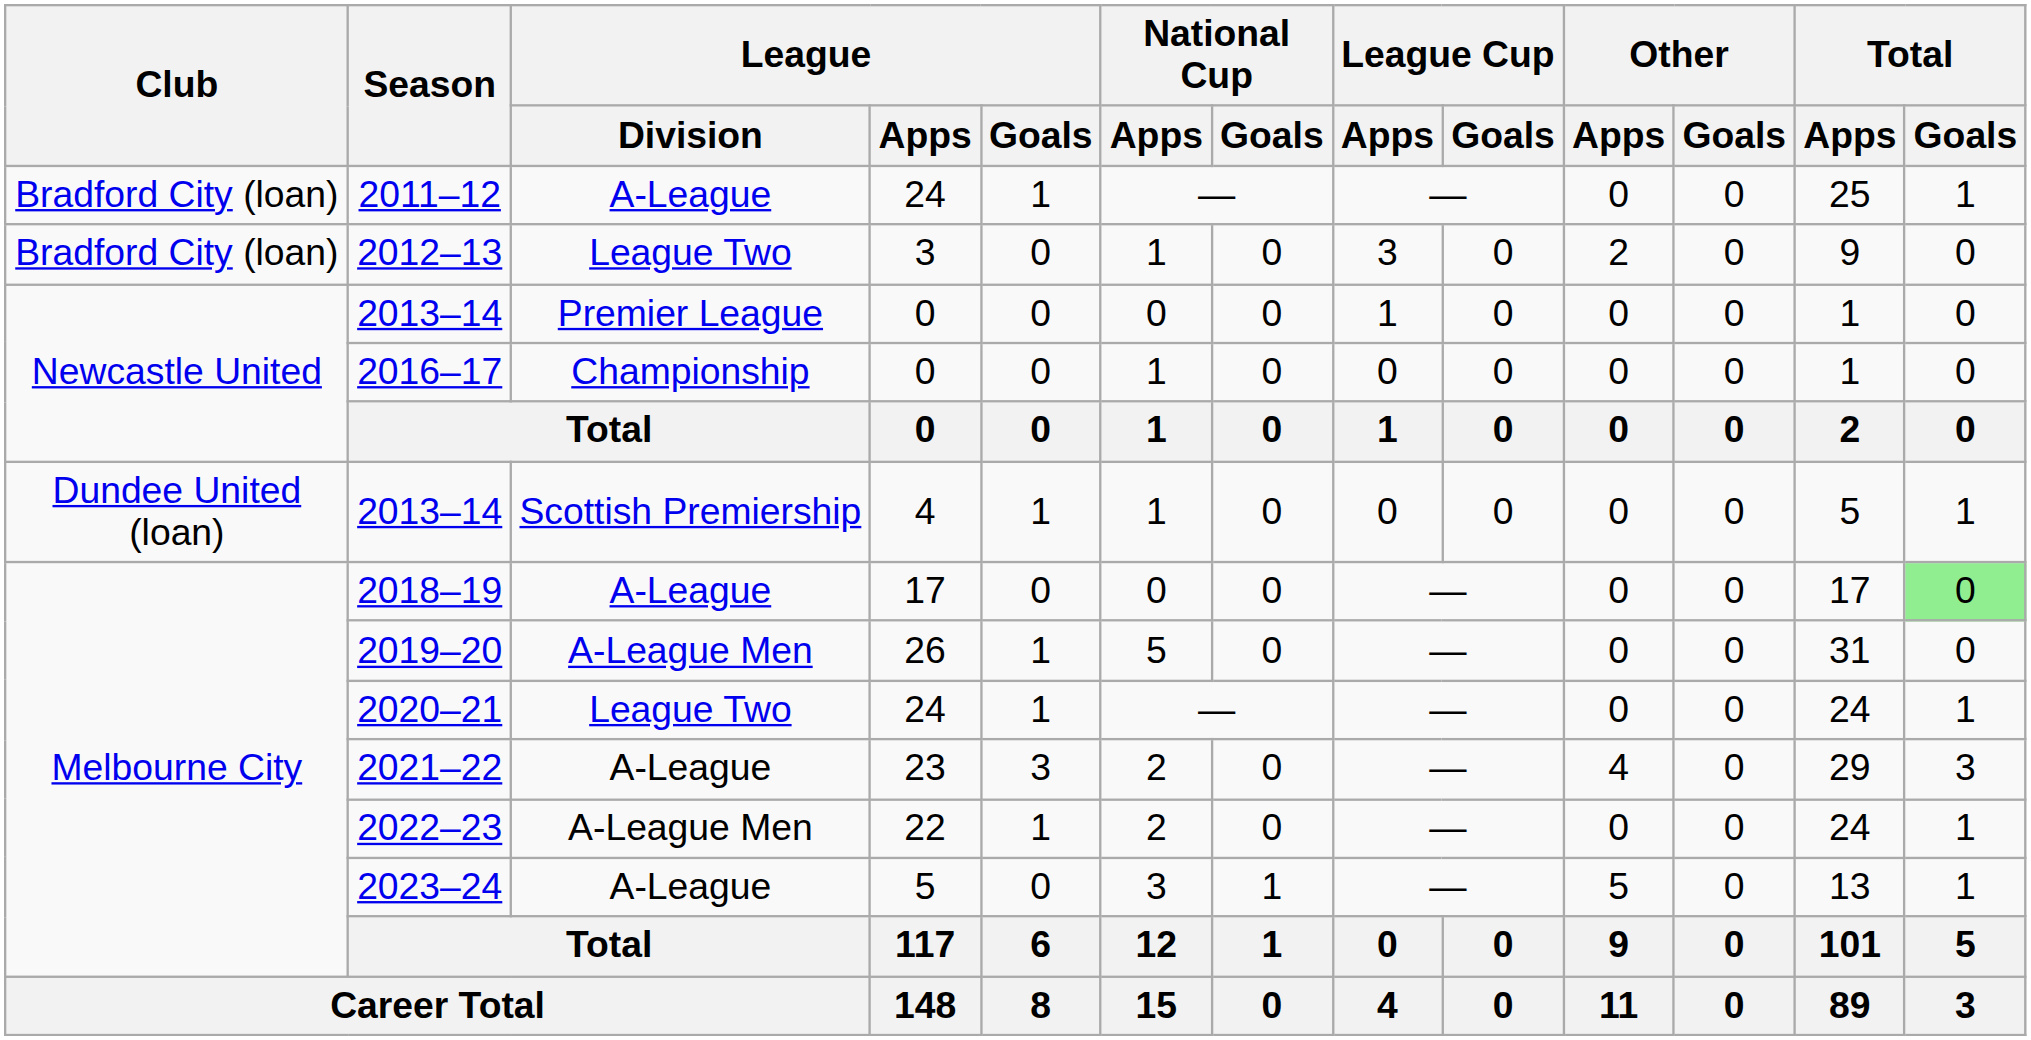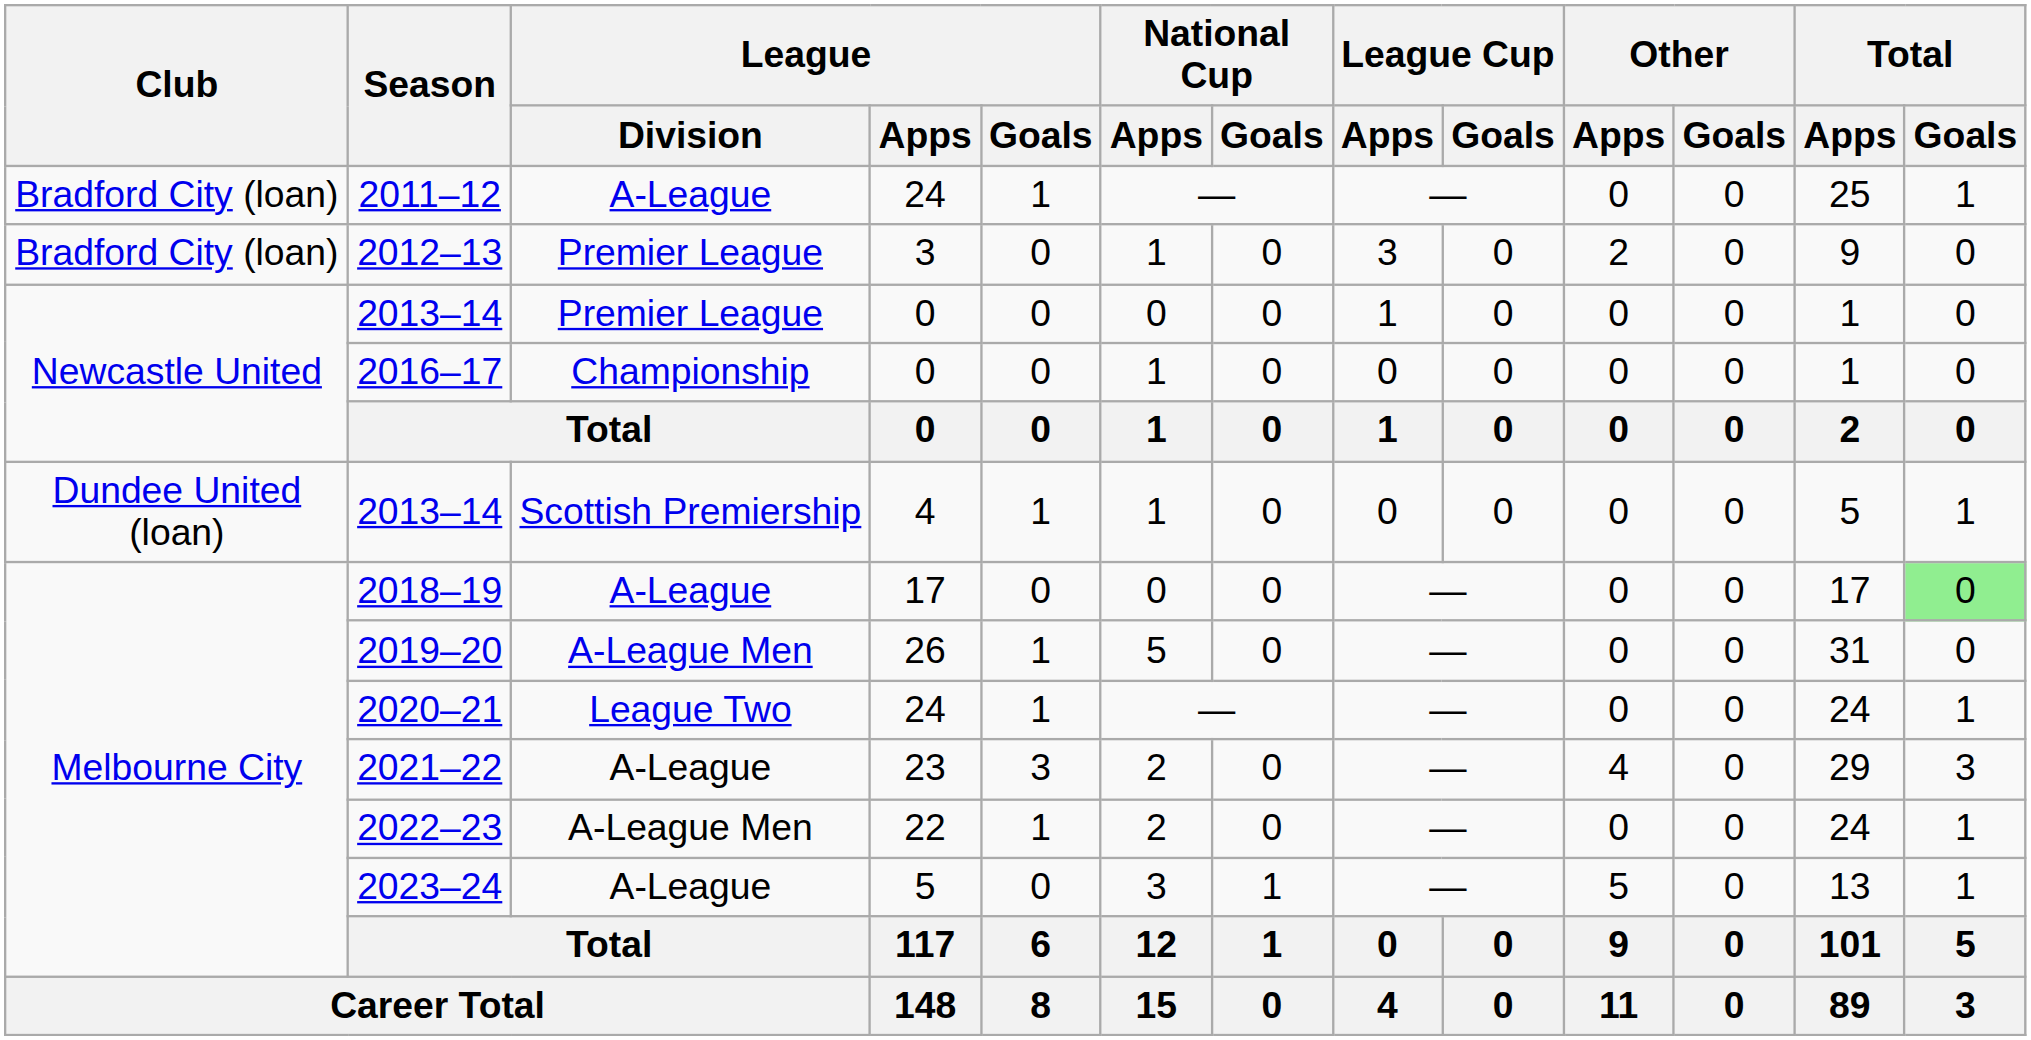(690, 253) League Two -> (690, 253) Premier League
